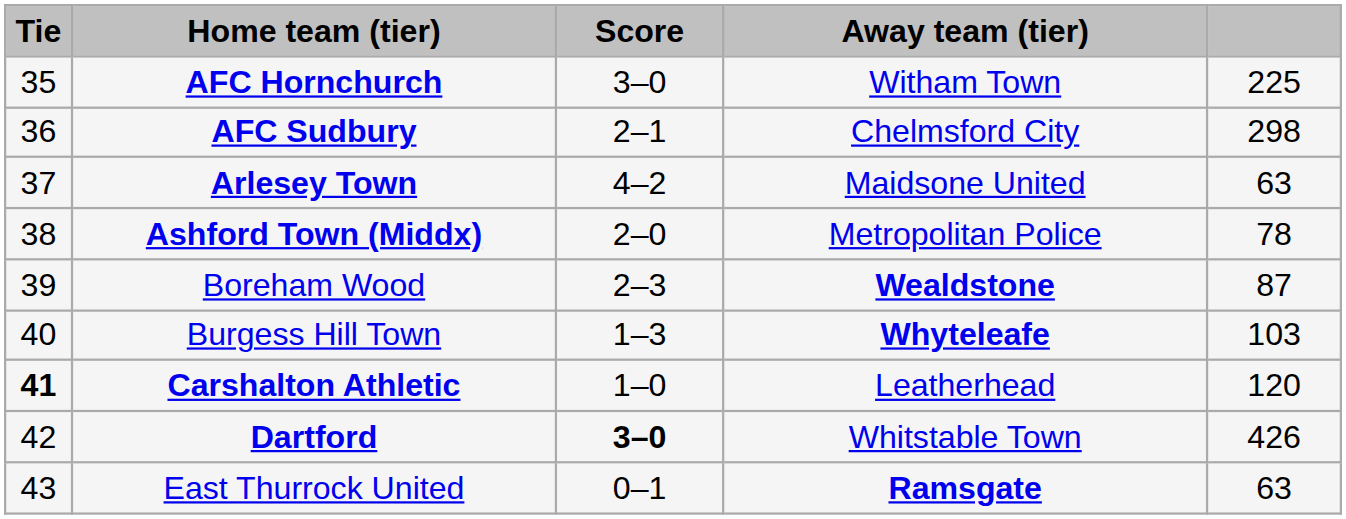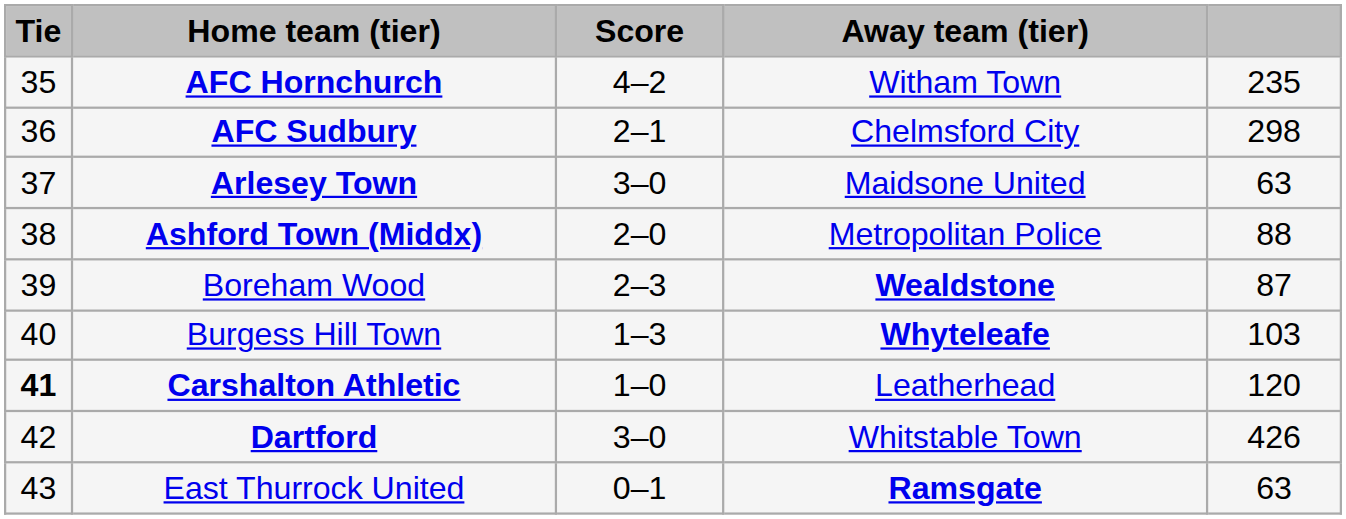(640, 82) 3–0 -> (640, 82) 4–2
(1274, 82) 225 -> (1274, 82) 235
(640, 183) 4–2 -> (640, 183) 3–0
(1274, 234) 78 -> (1274, 234) 88
(640, 437) bold -> (640, 437) normal
